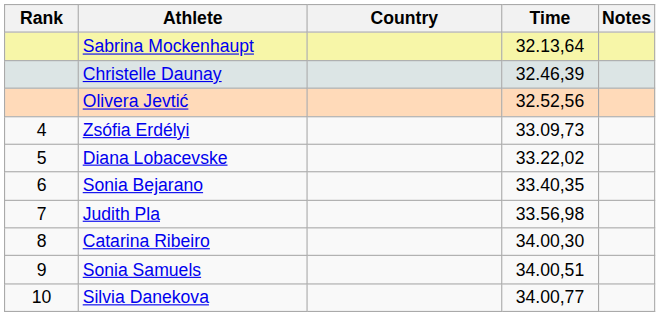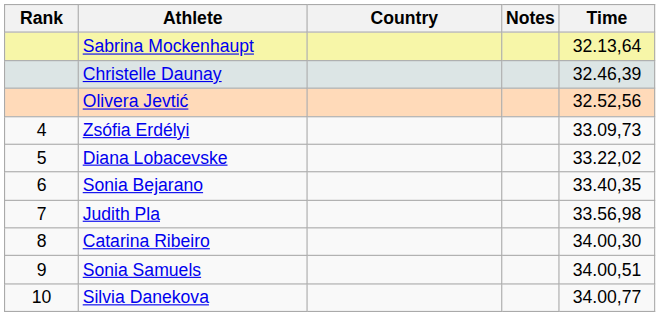columns swapped: (550, 18) <-> (627, 18)
